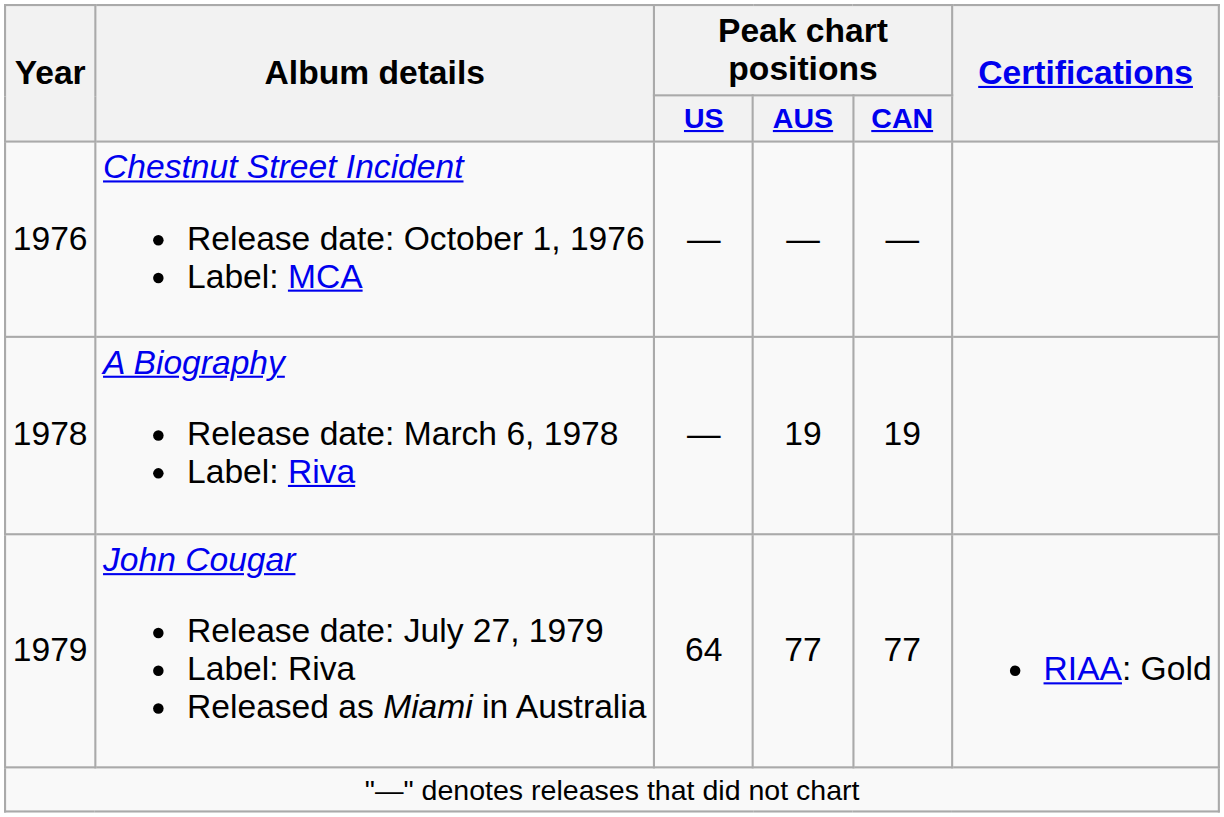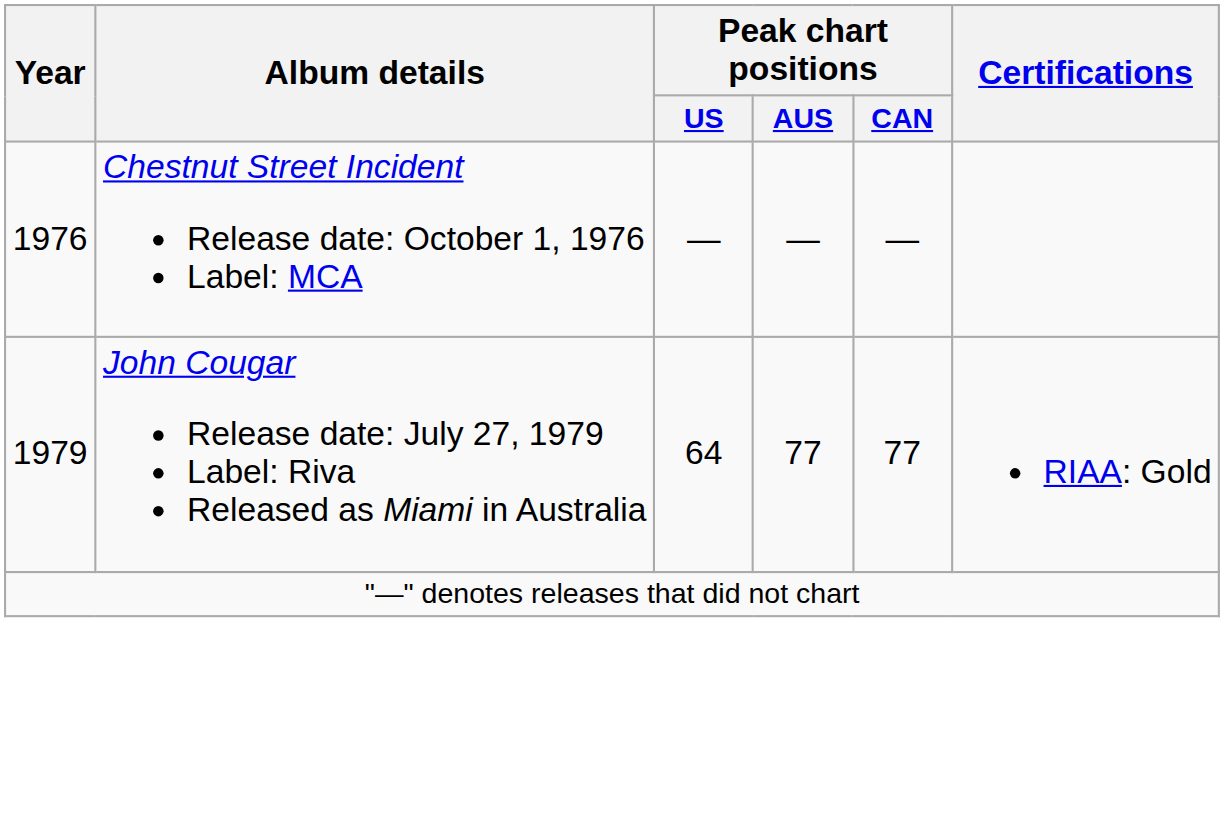- row: (375, 418)
